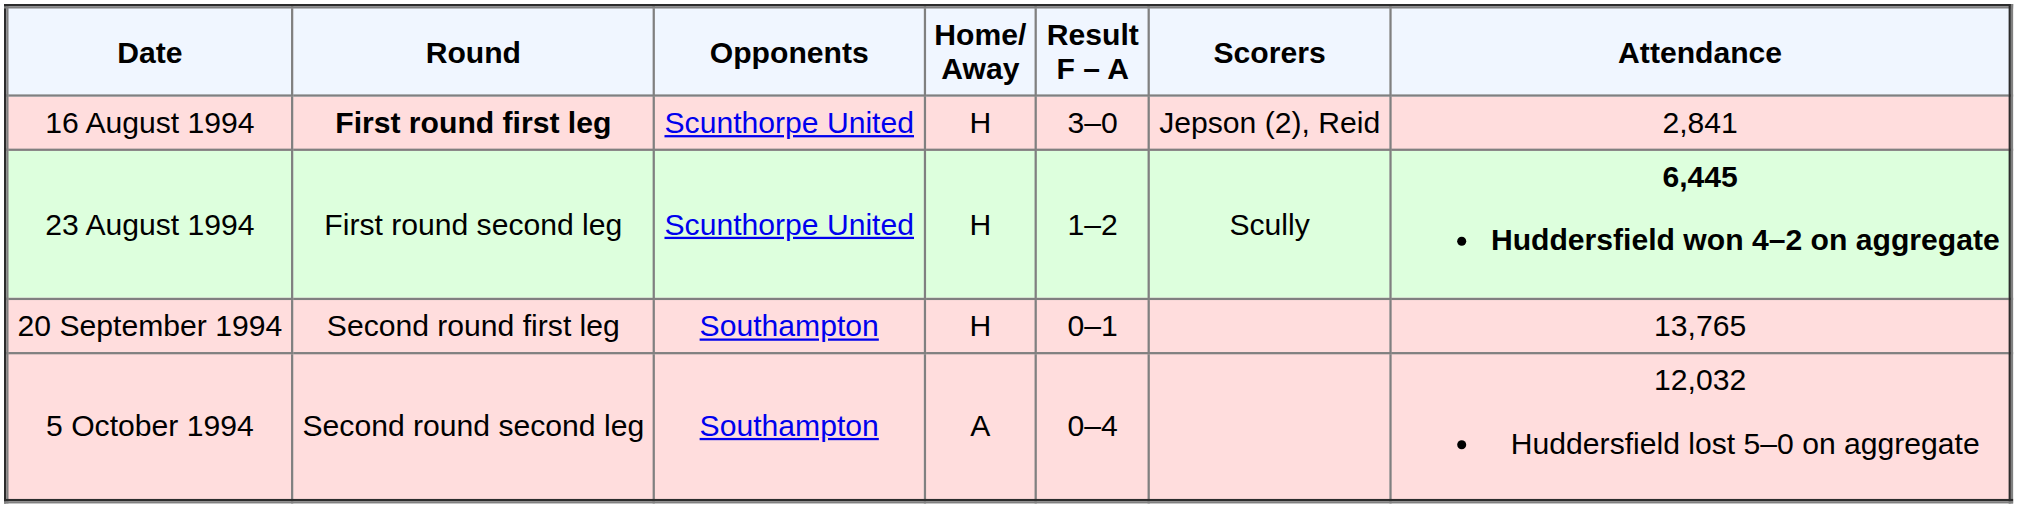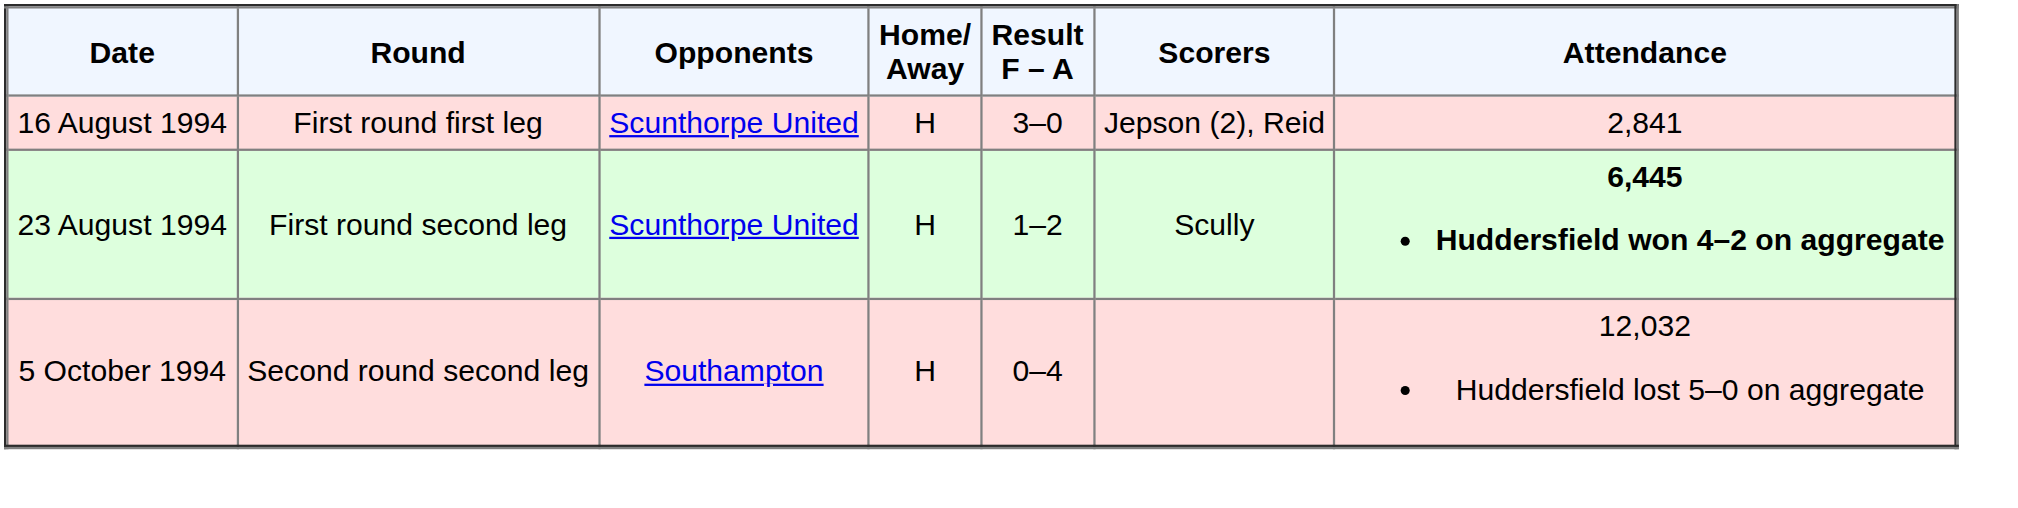(473, 123) bold -> (418, 123) normal
- row: (150, 325)
(980, 427) A -> (925, 372) H
